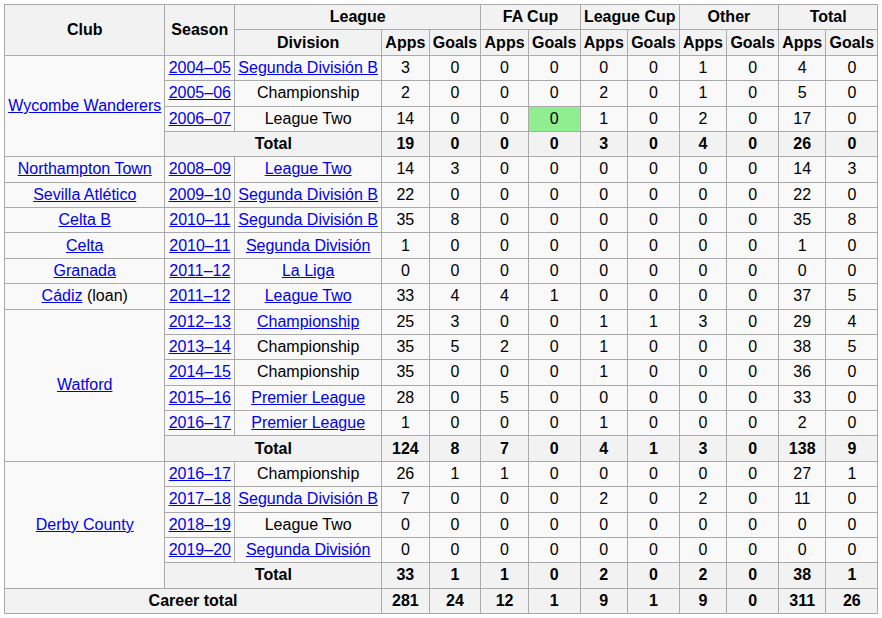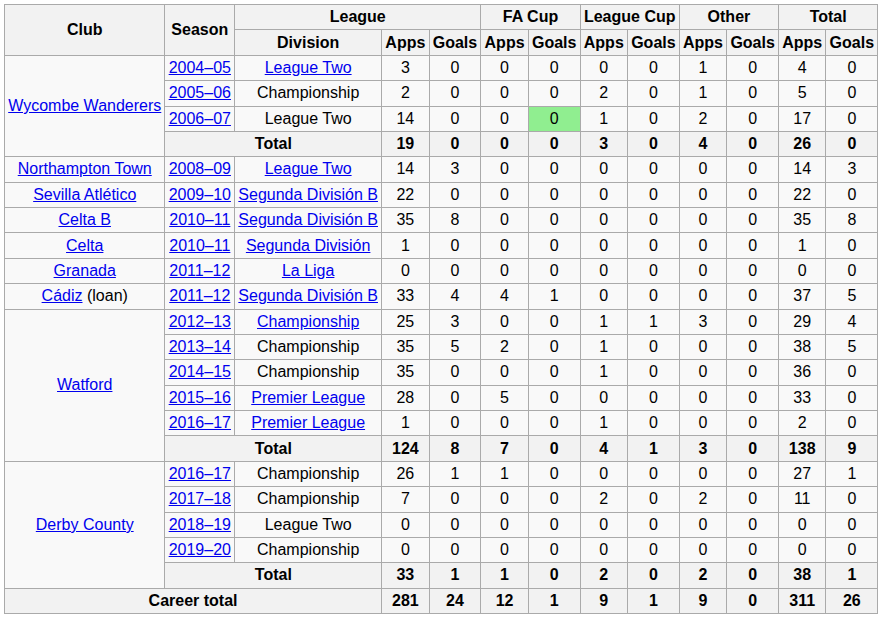(308, 67) Segunda División B -> (308, 67) League Two
(308, 296) League Two -> (308, 296) Segunda División B
(308, 499) Segunda División B -> (308, 499) Championship
(308, 550) Segunda División -> (308, 550) Championship
